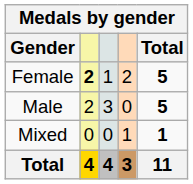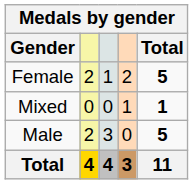(89, 77) bold -> (89, 77) normal
rows swapped: (43, 106) <-> (43, 135)
